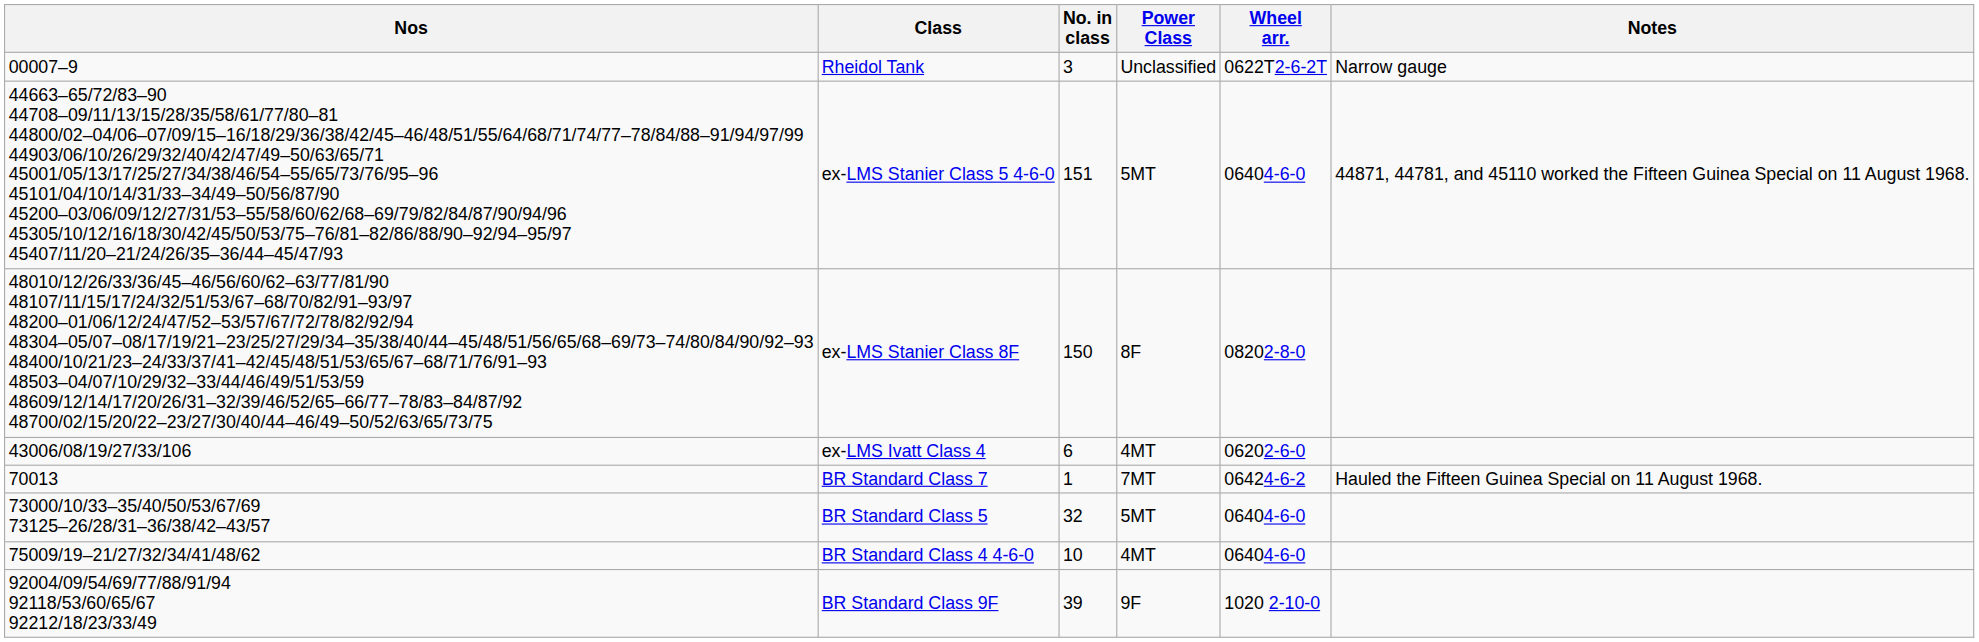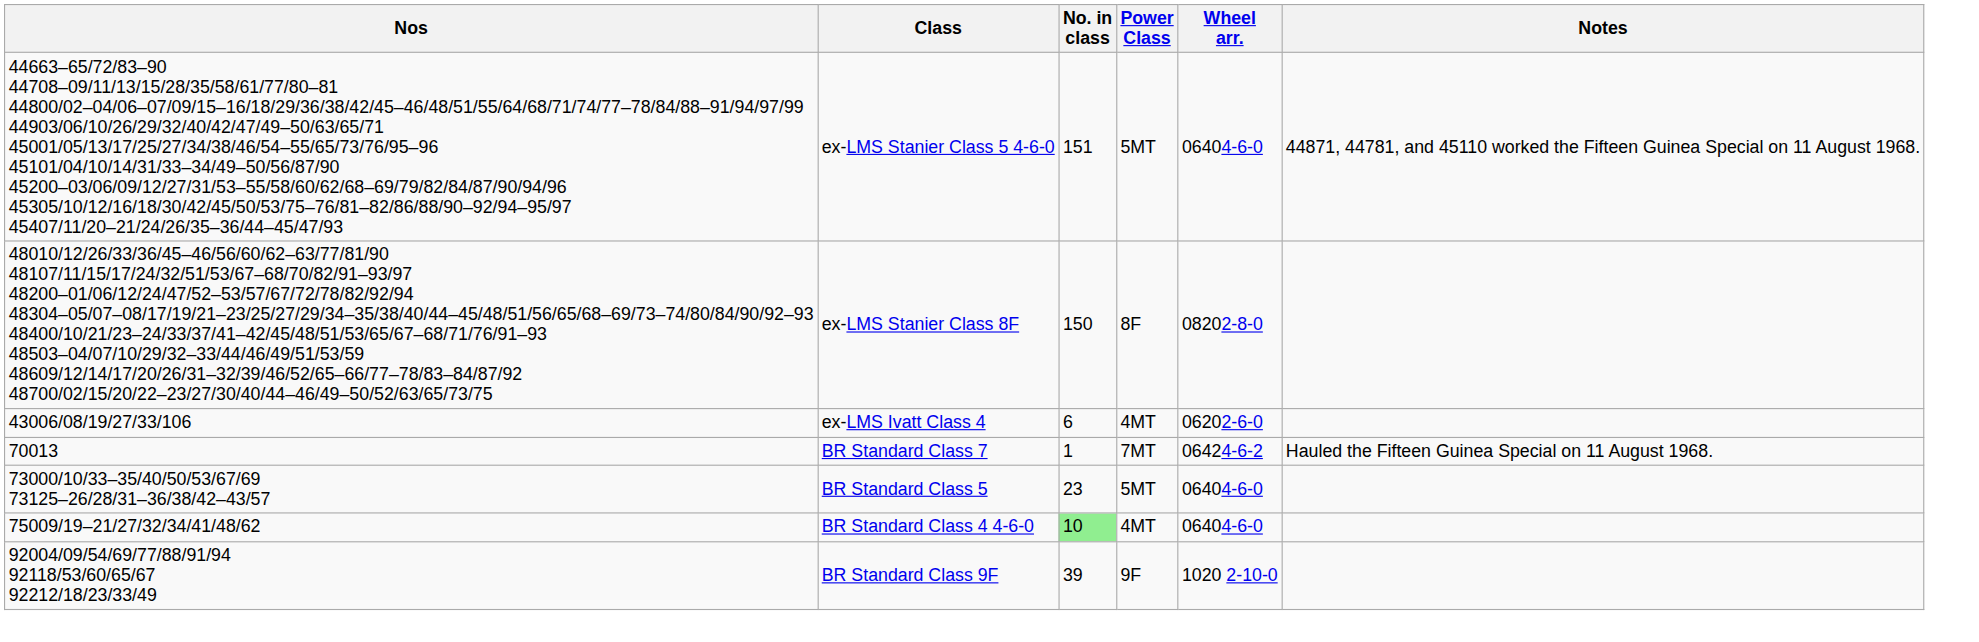- row: (873, 66)
(1073, 517) 32 -> (1073, 489) 23
(1073, 555) no background -> (1073, 527) lightgreen background
